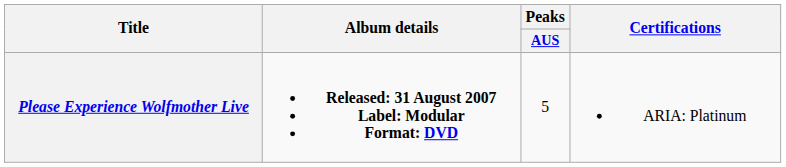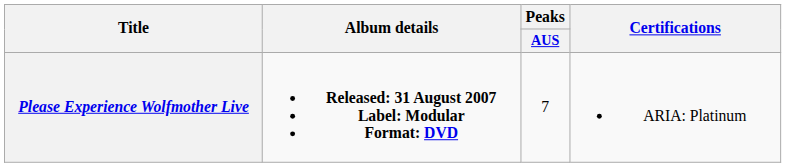(545, 107) 5 -> (545, 107) 7
